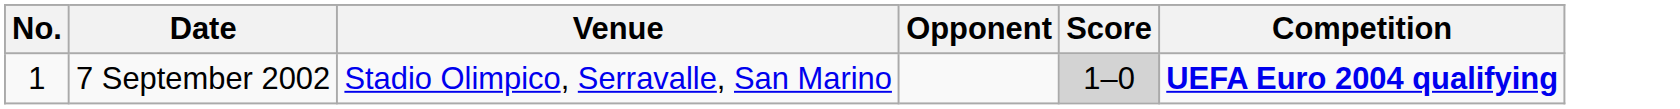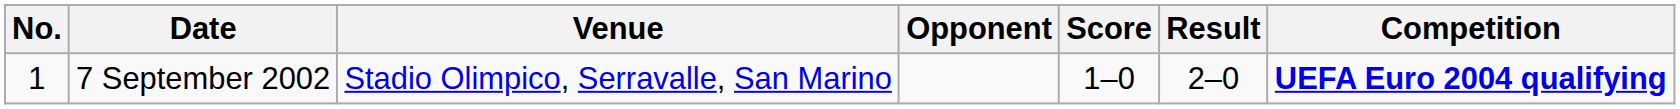+ column: (1213, 28)
(1109, 77) lightgrey background -> (1109, 77) no background
